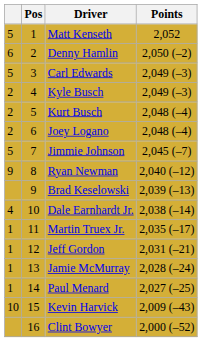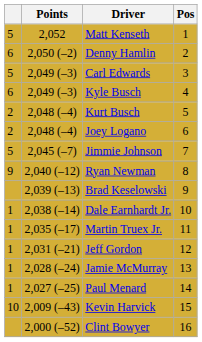columns swapped: (33, 14) <-> (167, 14)
(10, 92) 2 -> (10, 92) 6
(10, 209) 4 -> (10, 209) 1
